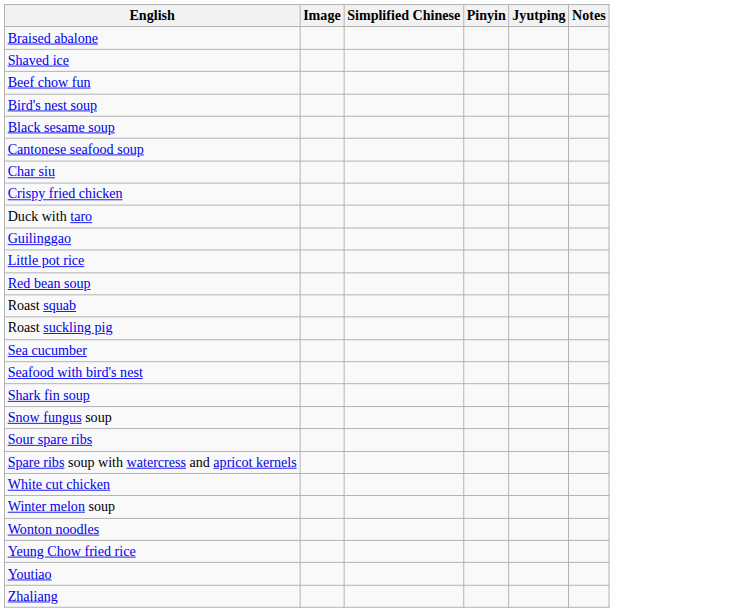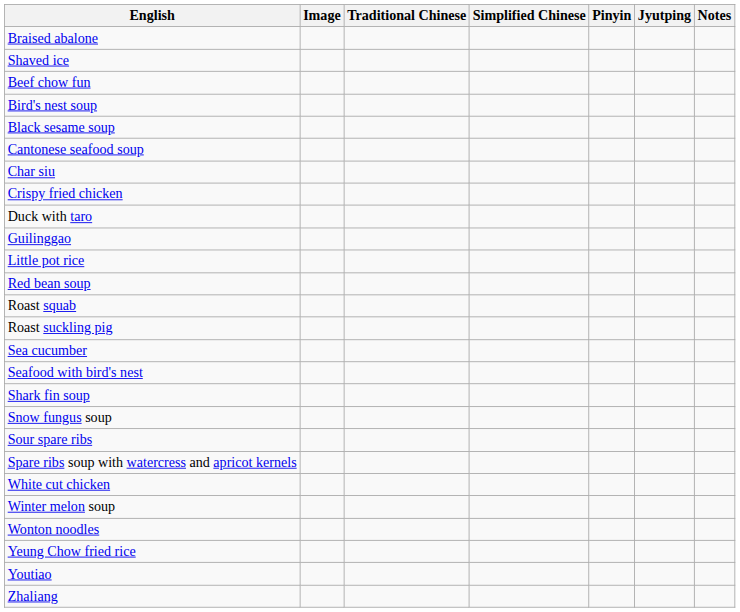+ column: (407, 15)
